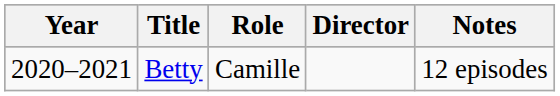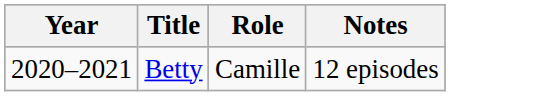- column: (361, 25)
